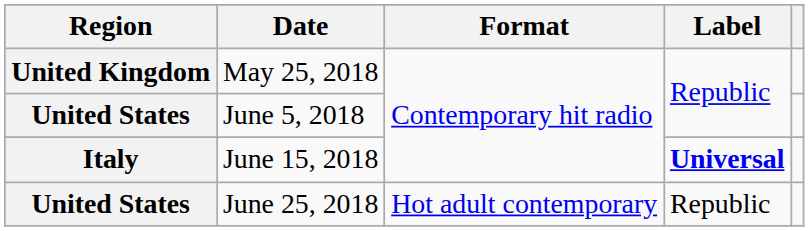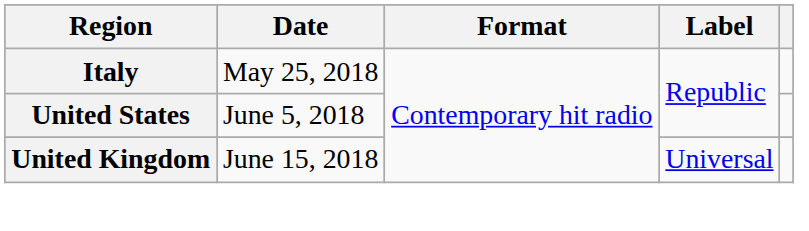(111, 70) United Kingdom -> (111, 70) Italy
(111, 159) Italy -> (111, 159) United Kingdom
(727, 159) bold -> (719, 159) normal
- row: (301, 203)
